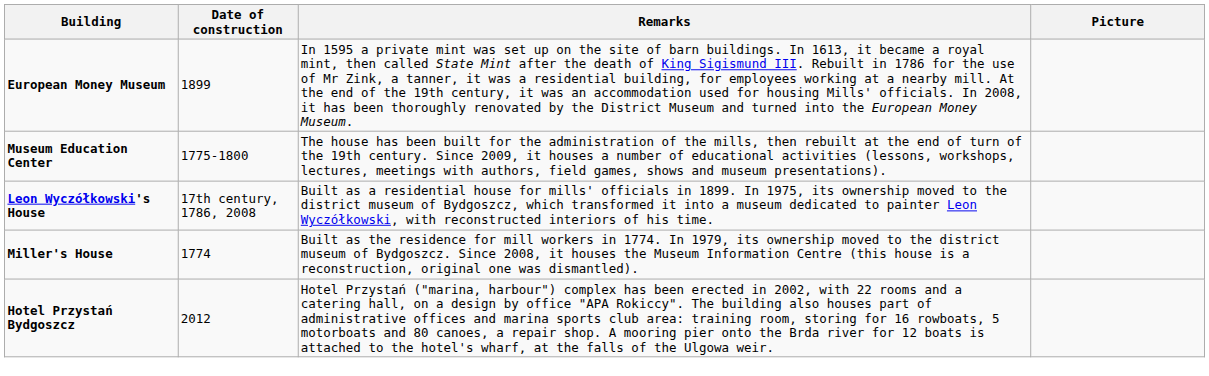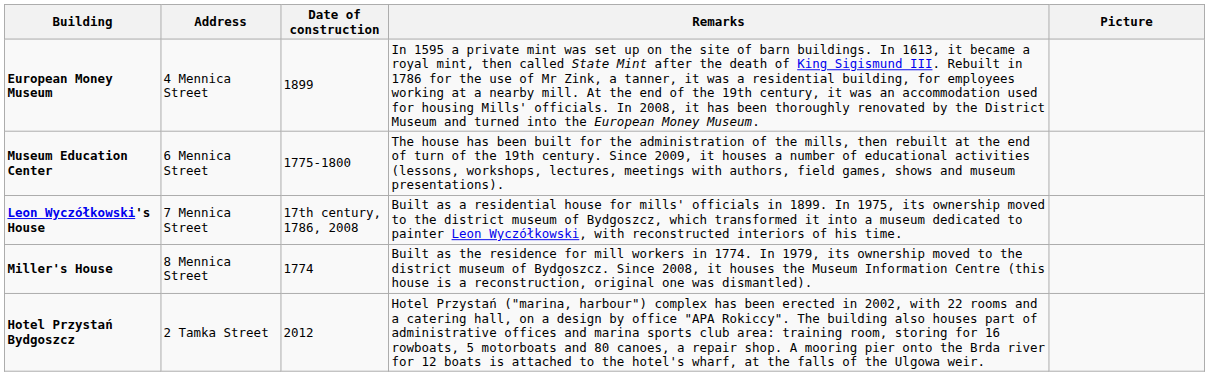+ column: (220, 22)
